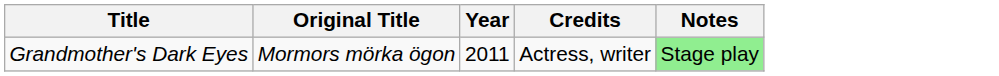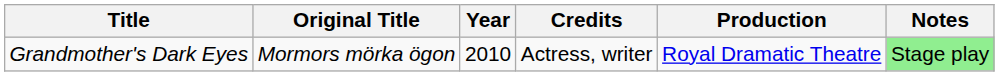+ column: (772, 20)
(487, 53) 2011 -> (488, 53) 2010
